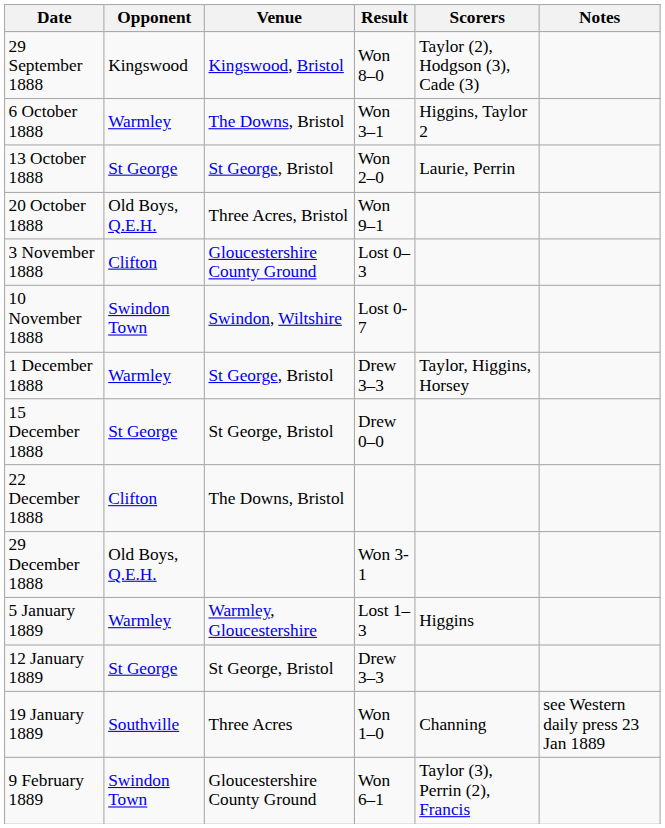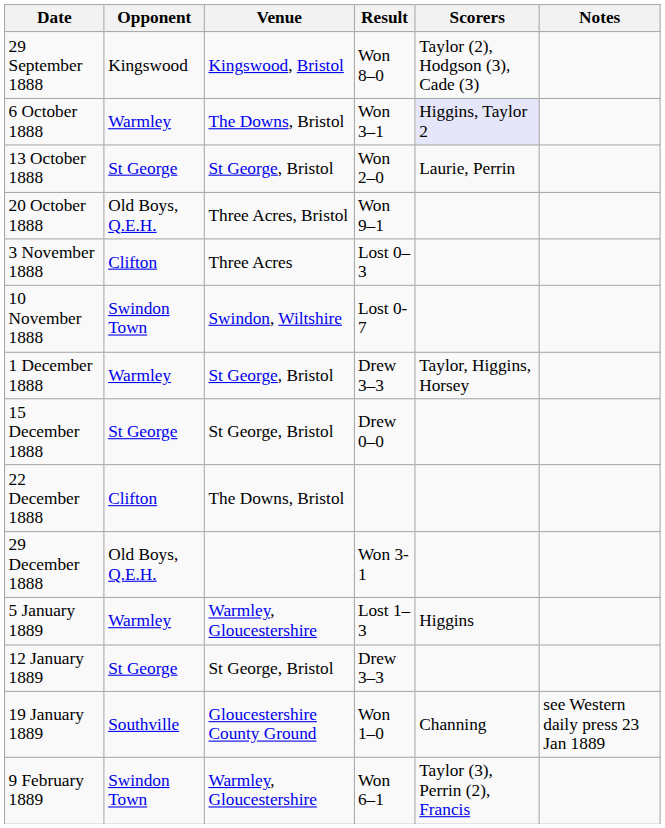(473, 121) no background -> (473, 121) lavender background
(263, 262) Gloucestershire County Ground -> (250, 262) Three Acres
(250, 724) Three Acres -> (263, 724) Gloucestershire County Ground
(263, 790) Gloucestershire County Ground -> (263, 790) Warmley, Gloucestershire
